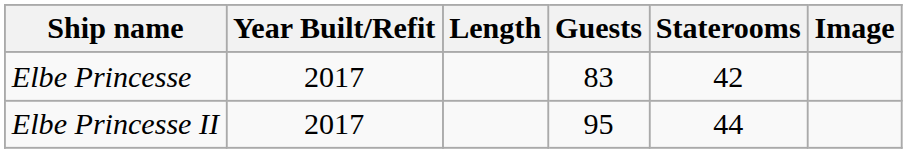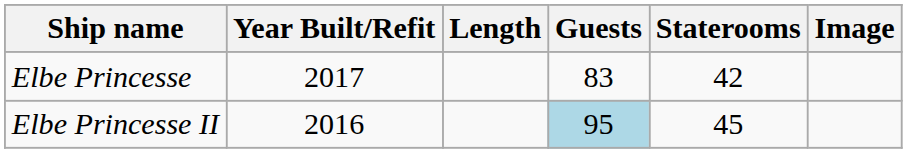(334, 123) 2017 -> (334, 123) 2016
(598, 123) no background -> (598, 123) lightblue background
(728, 123) 44 -> (728, 123) 45
